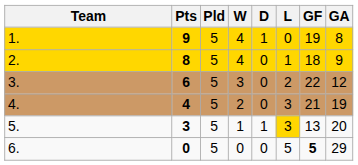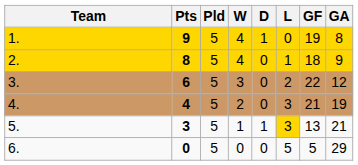(339, 126) 20 -> (339, 126) 21
(313, 148) bold -> (313, 148) normal
